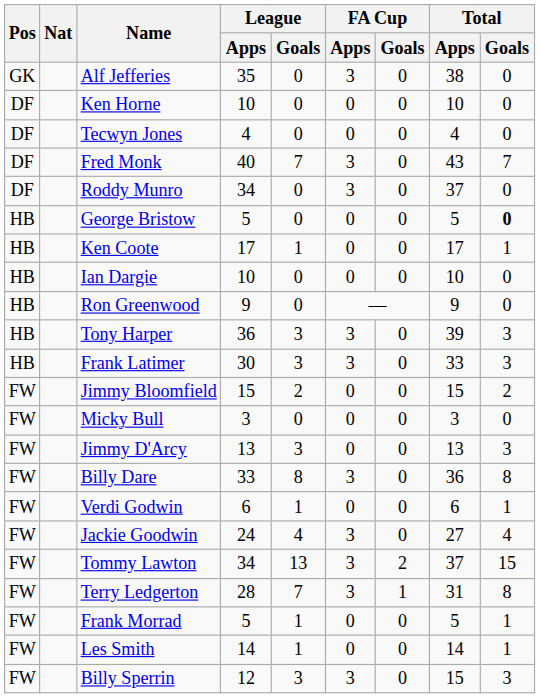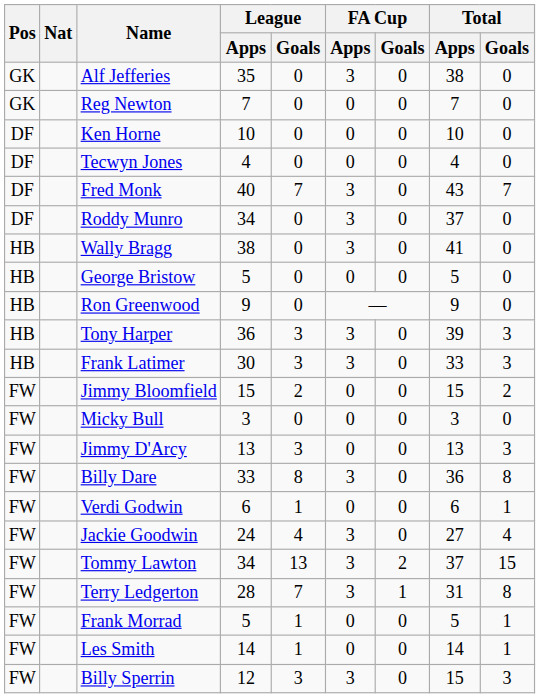+ row: (126, 104)
+ row: (126, 248)
(507, 219) bold -> (507, 276) normal
- row: (120, 248)
- row: (119, 276)
